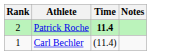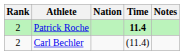+ column: (107, 12)
(18, 43) 1 -> (18, 43) 2
